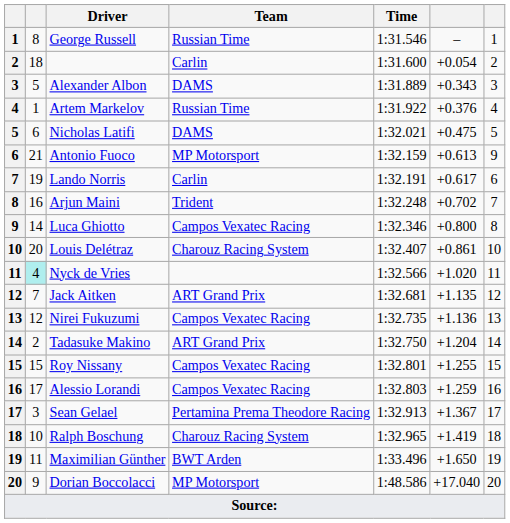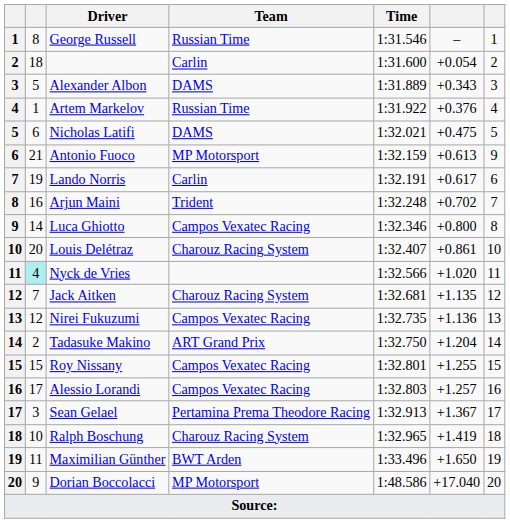(219, 295) ART Grand Prix -> (240, 295) Charouz Racing System
(457, 389) +1.259 -> (457, 389) +1.257
